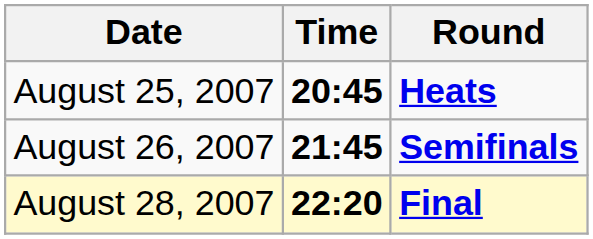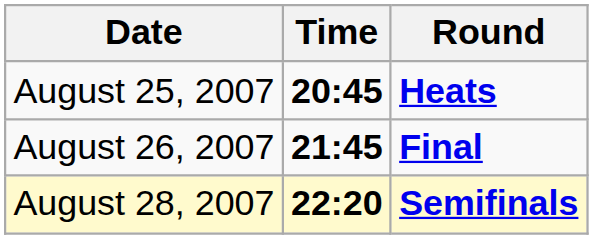(489, 146) Semifinals -> (441, 146) Final
(441, 203) Final -> (489, 203) Semifinals
